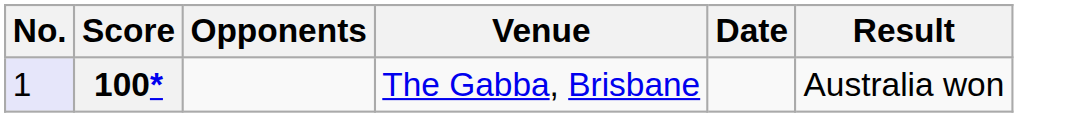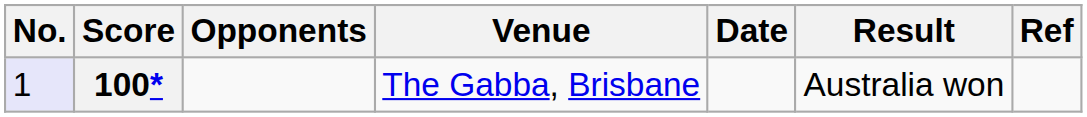+ column: (1047, 31)
